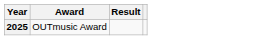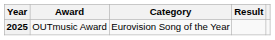+ column: (170, 12)
